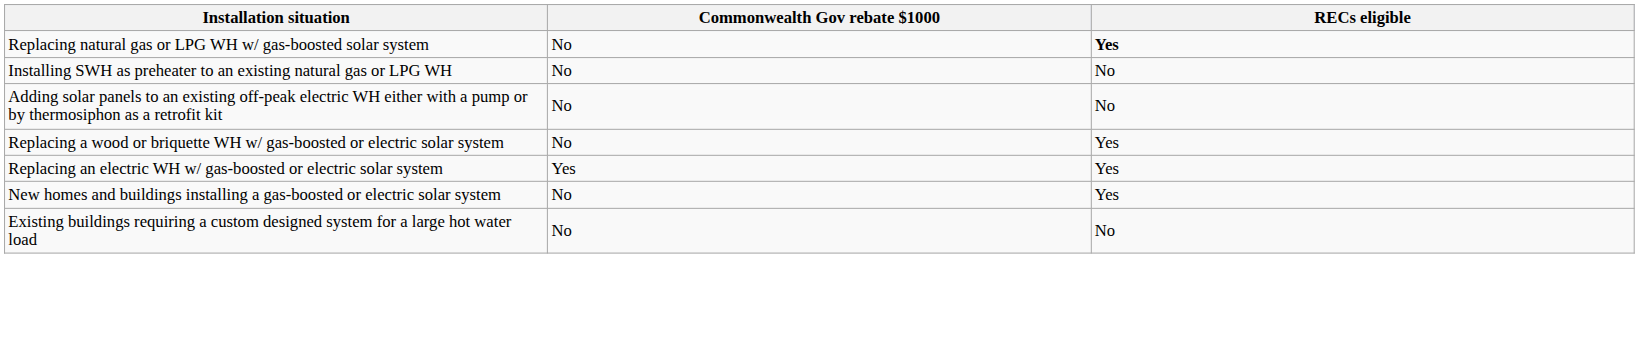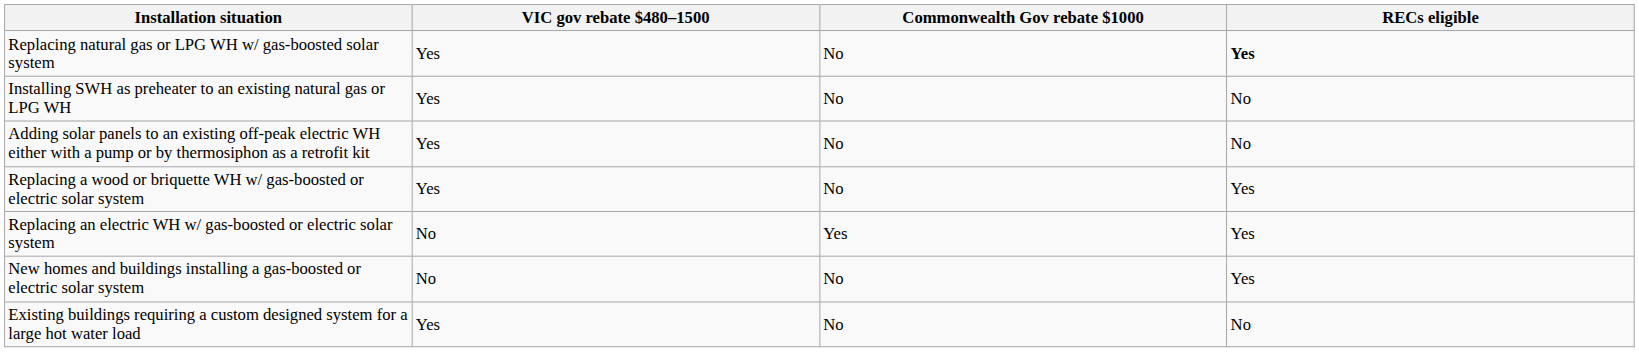+ column: (616, 17)
